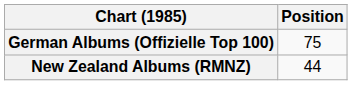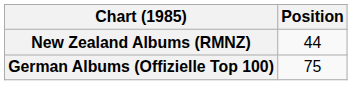rows swapped: (141, 42) <-> (141, 67)
